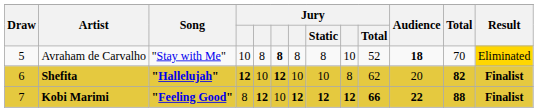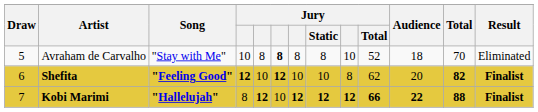(417, 56) bold -> (417, 56) normal
(504, 56) gold background -> (504, 56) no background
(185, 77) "Hallelujah" -> (192, 77) "Feeling Good"
(192, 97) "Feeling Good" -> (185, 97) "Hallelujah"
